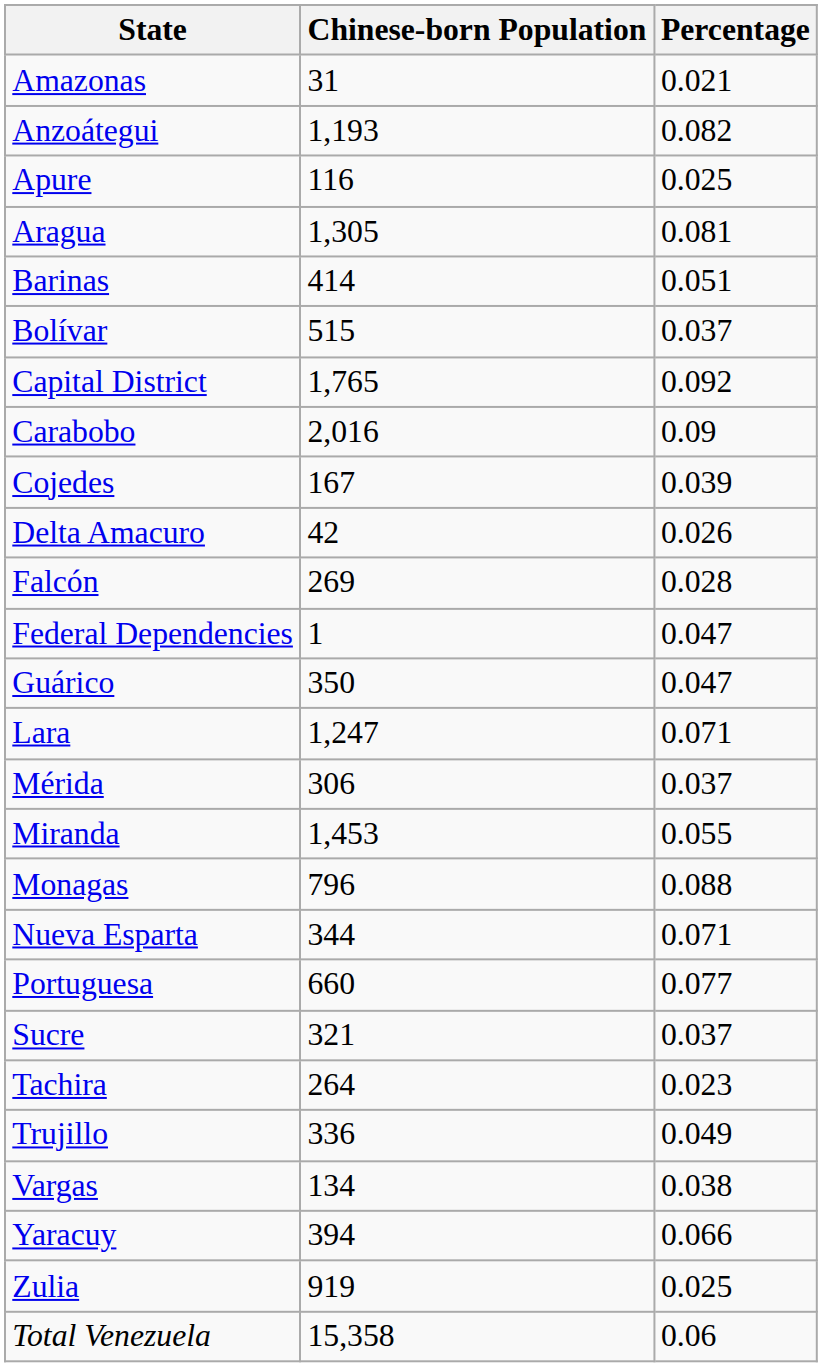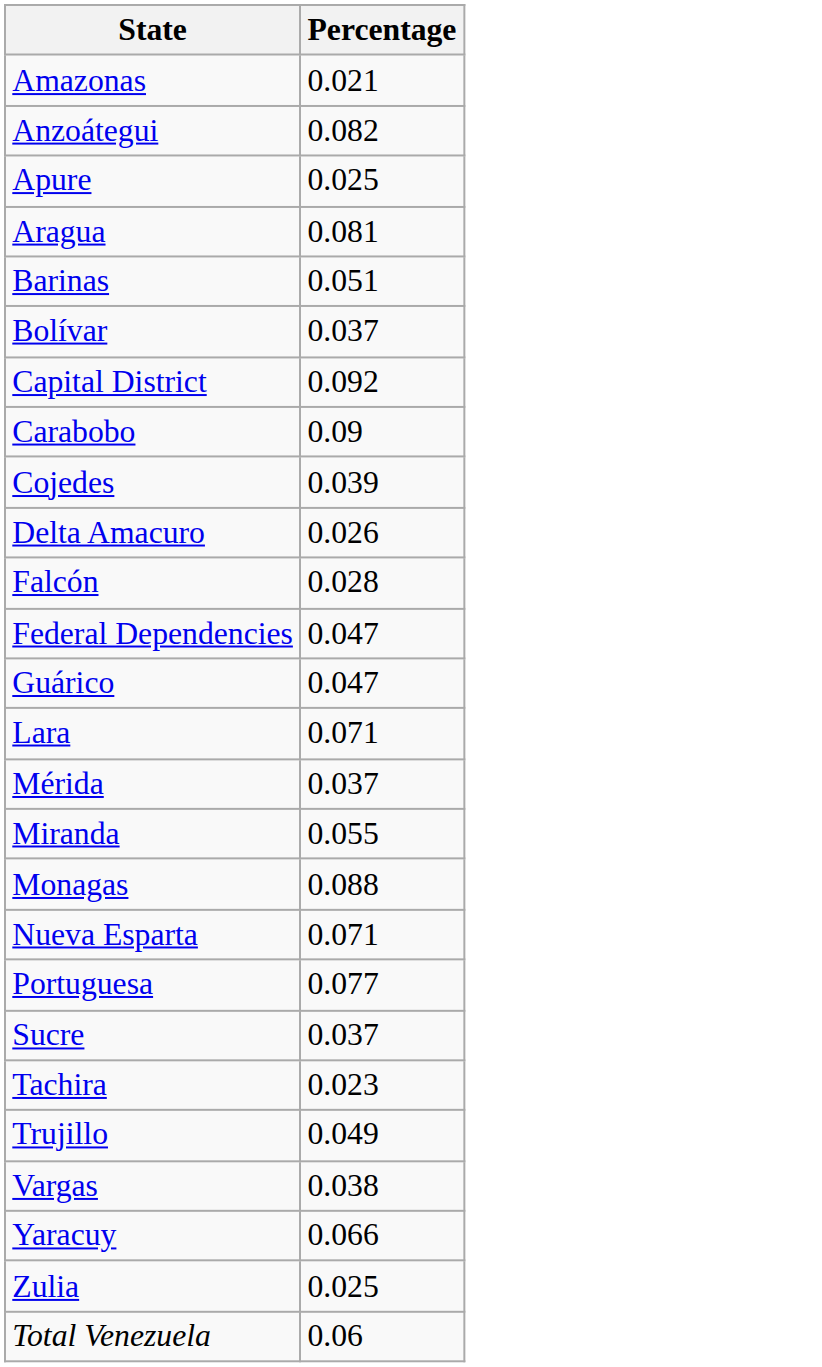- column: (477, 29)
